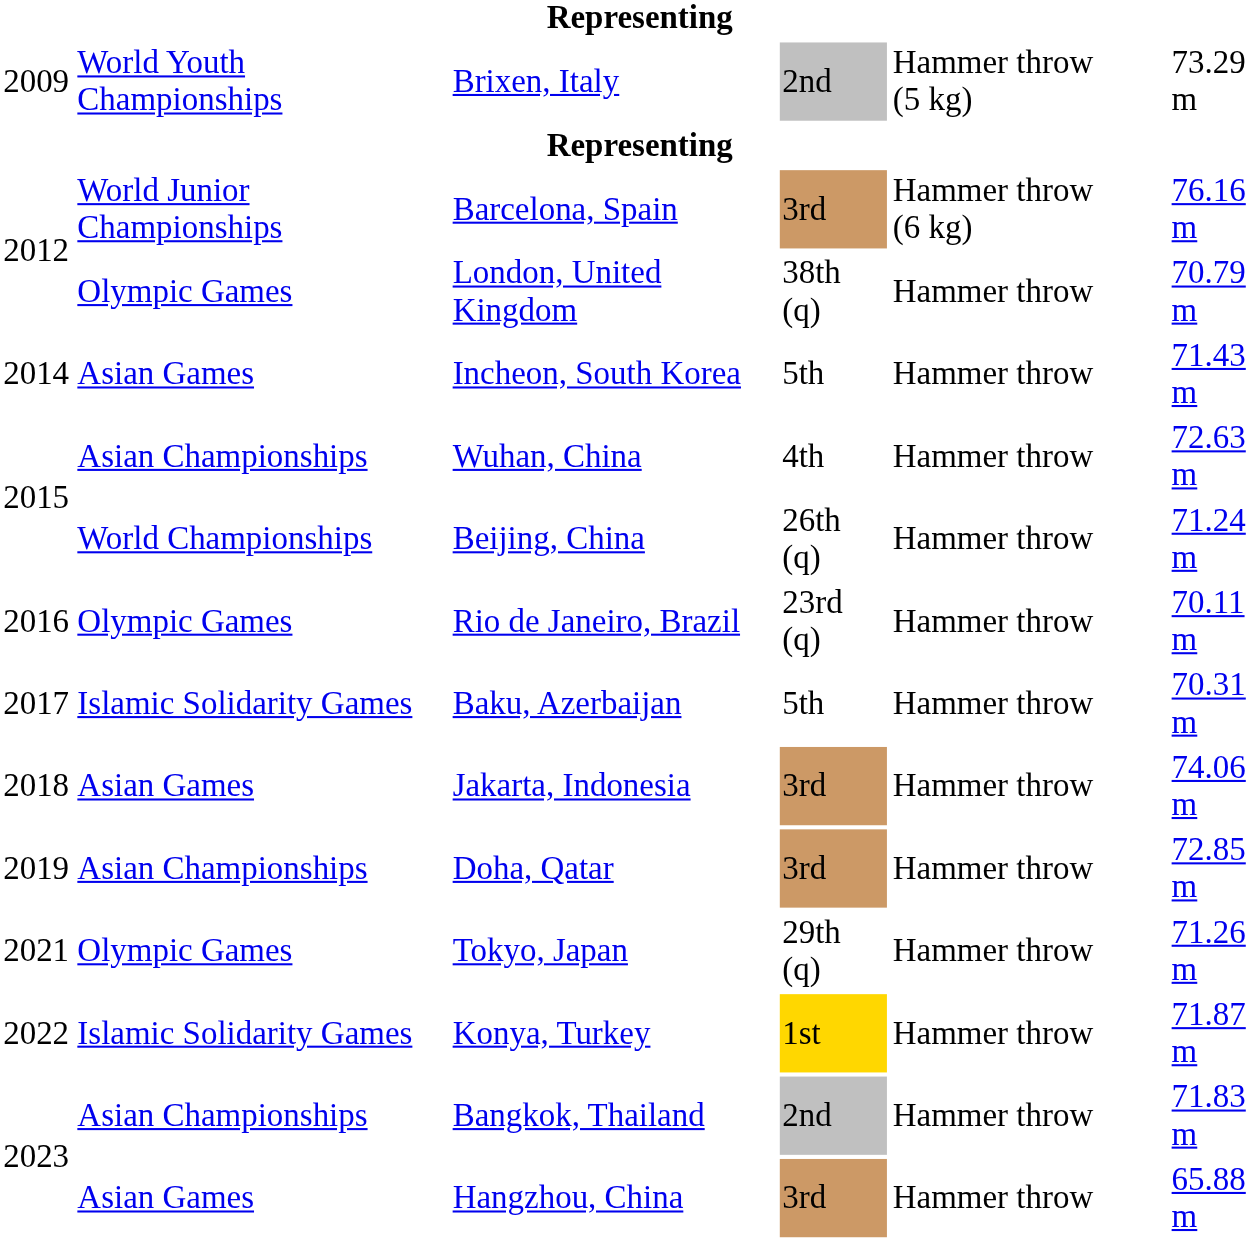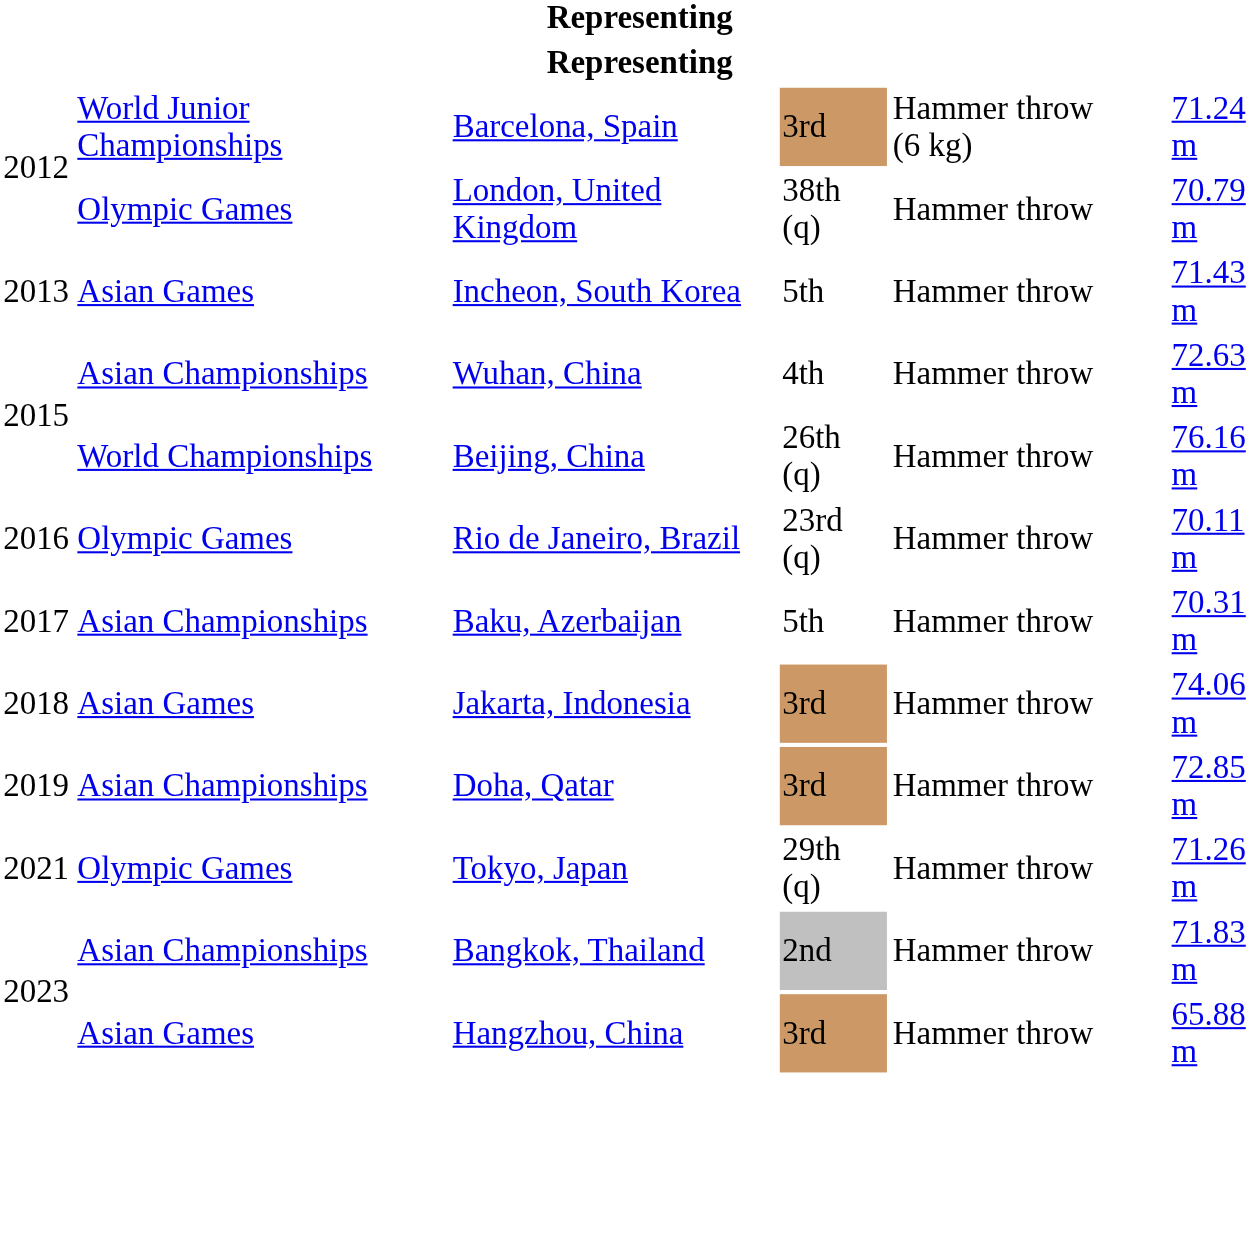- row: (536, 81)
(1209, 208) 76.16 m -> (1209, 126) 71.24 m
(36, 373) 2014 -> (36, 291) 2013
(1209, 538) 71.24 m -> (1209, 455) 76.16 m
(245, 703) Islamic Solidarity Games -> (222, 620) Asian Championships
- row: (552, 1032)
